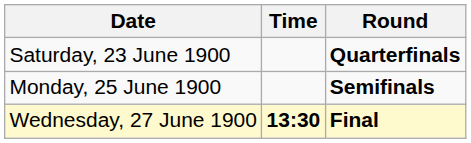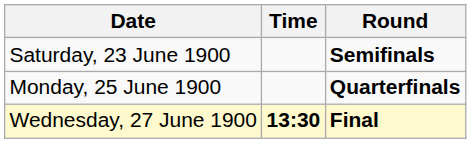(395, 54) Quarterfinals -> (382, 54) Semifinals
(382, 87) Semifinals -> (395, 87) Quarterfinals
